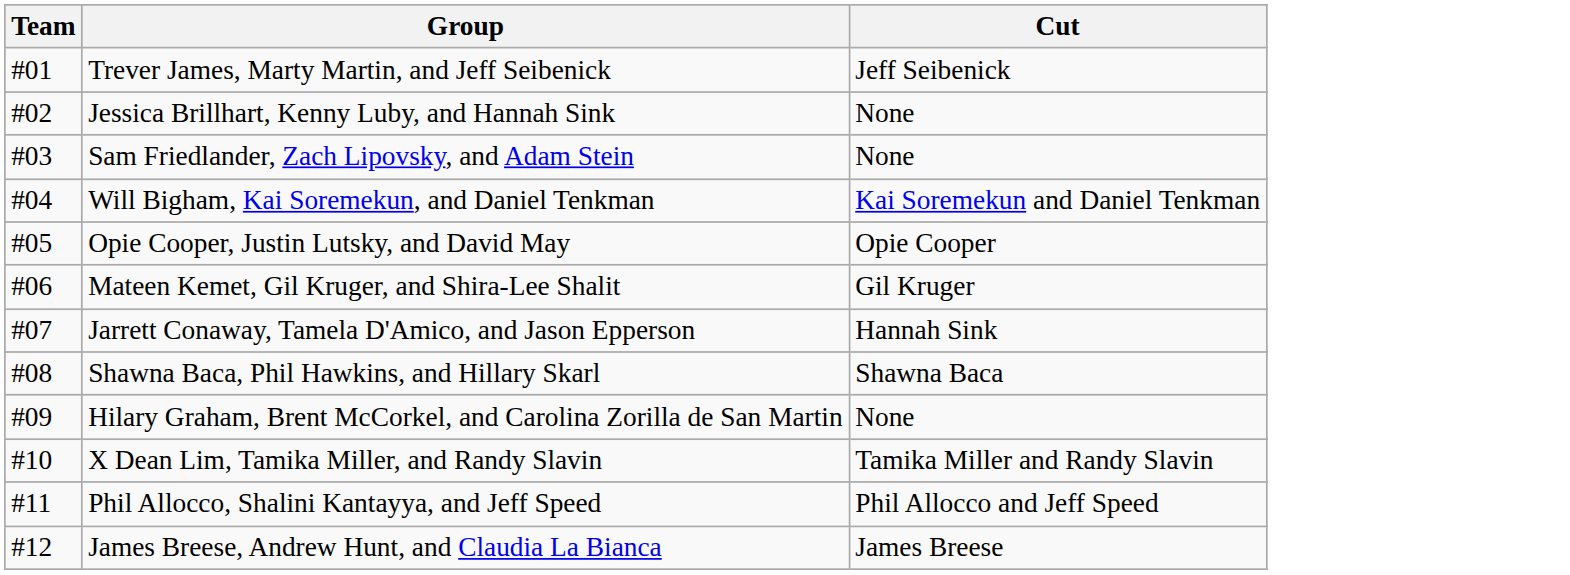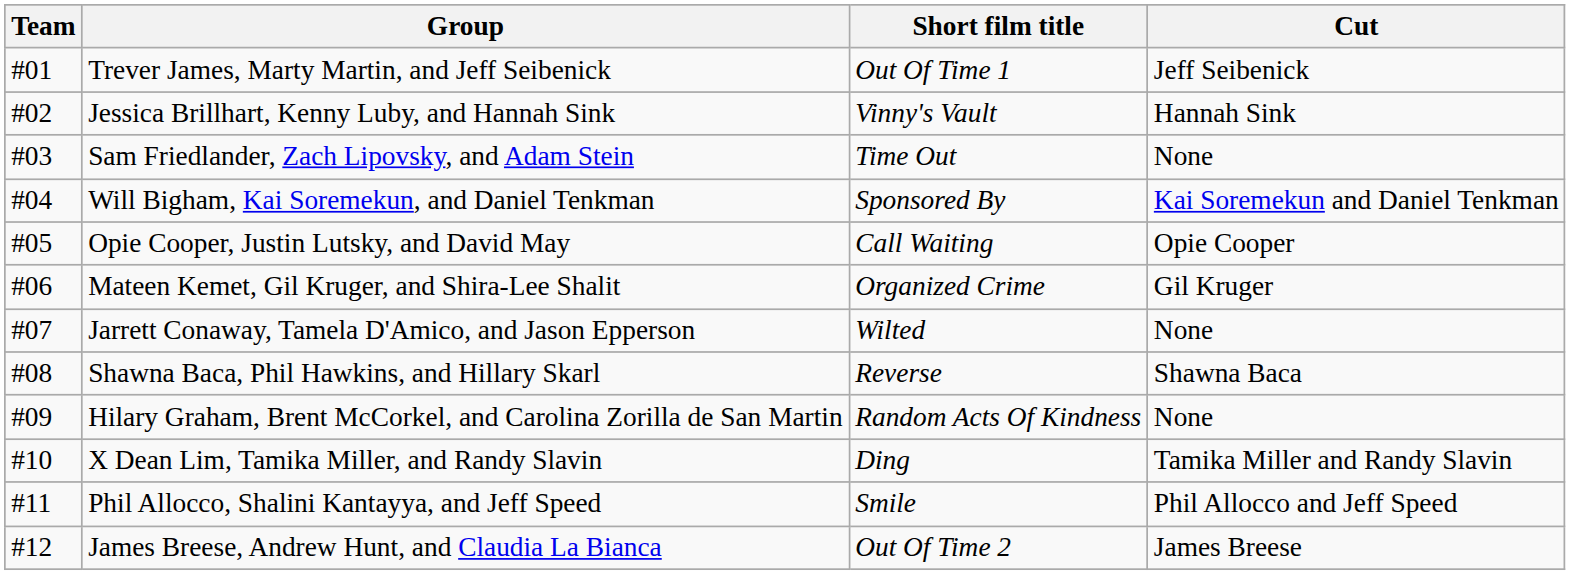+ column: (998, 26)
(885, 112) None -> (1225, 112) Hannah Sink
(926, 329) Hannah Sink -> (1183, 329) None
